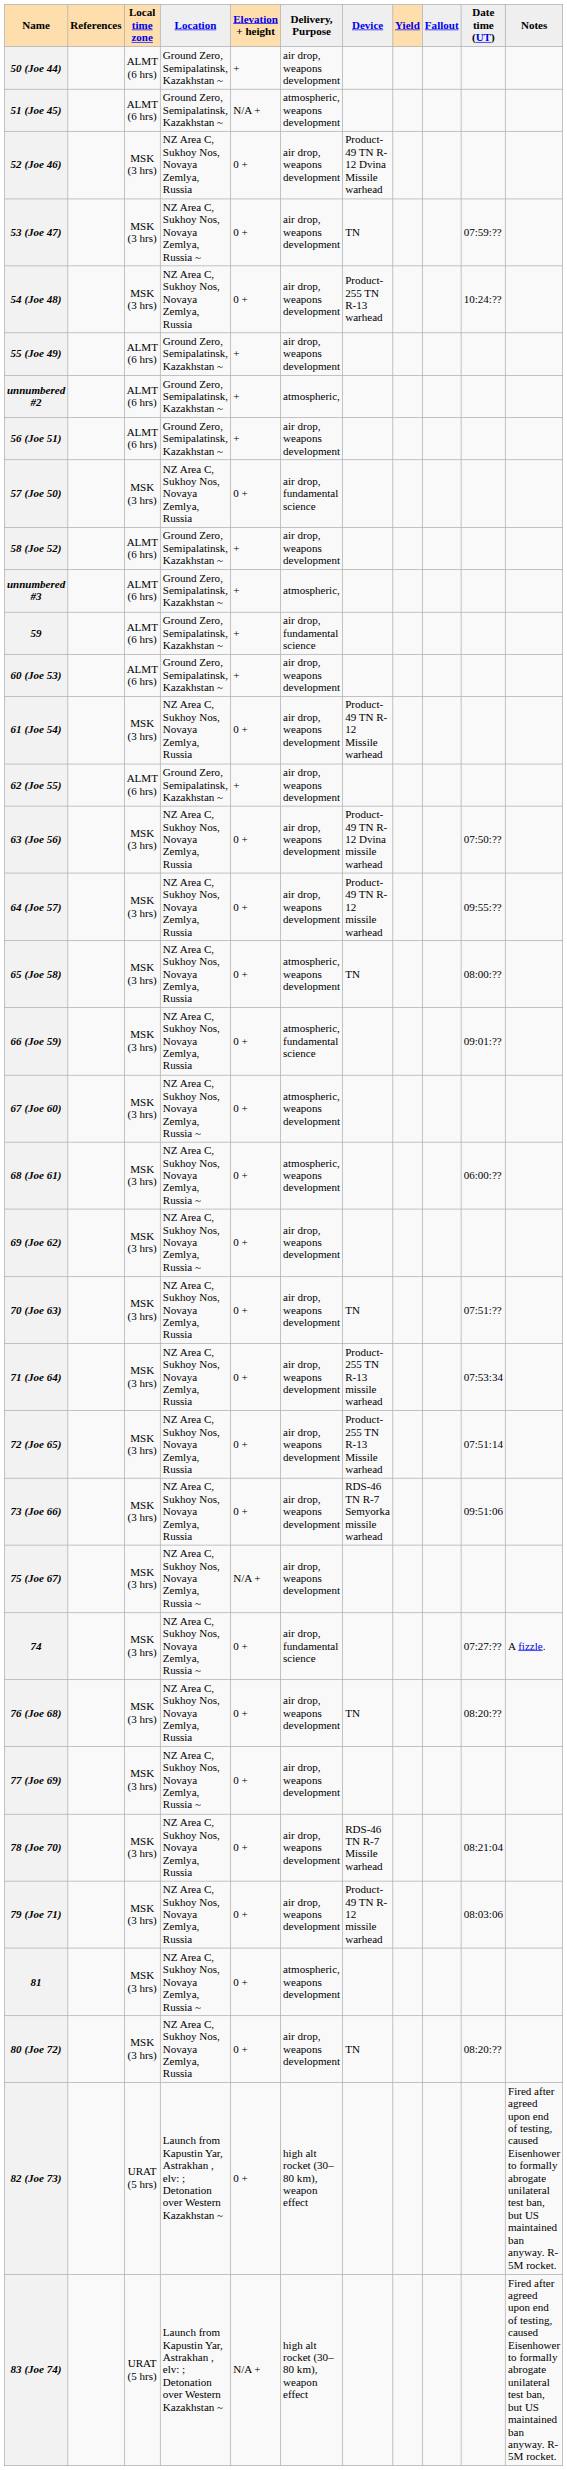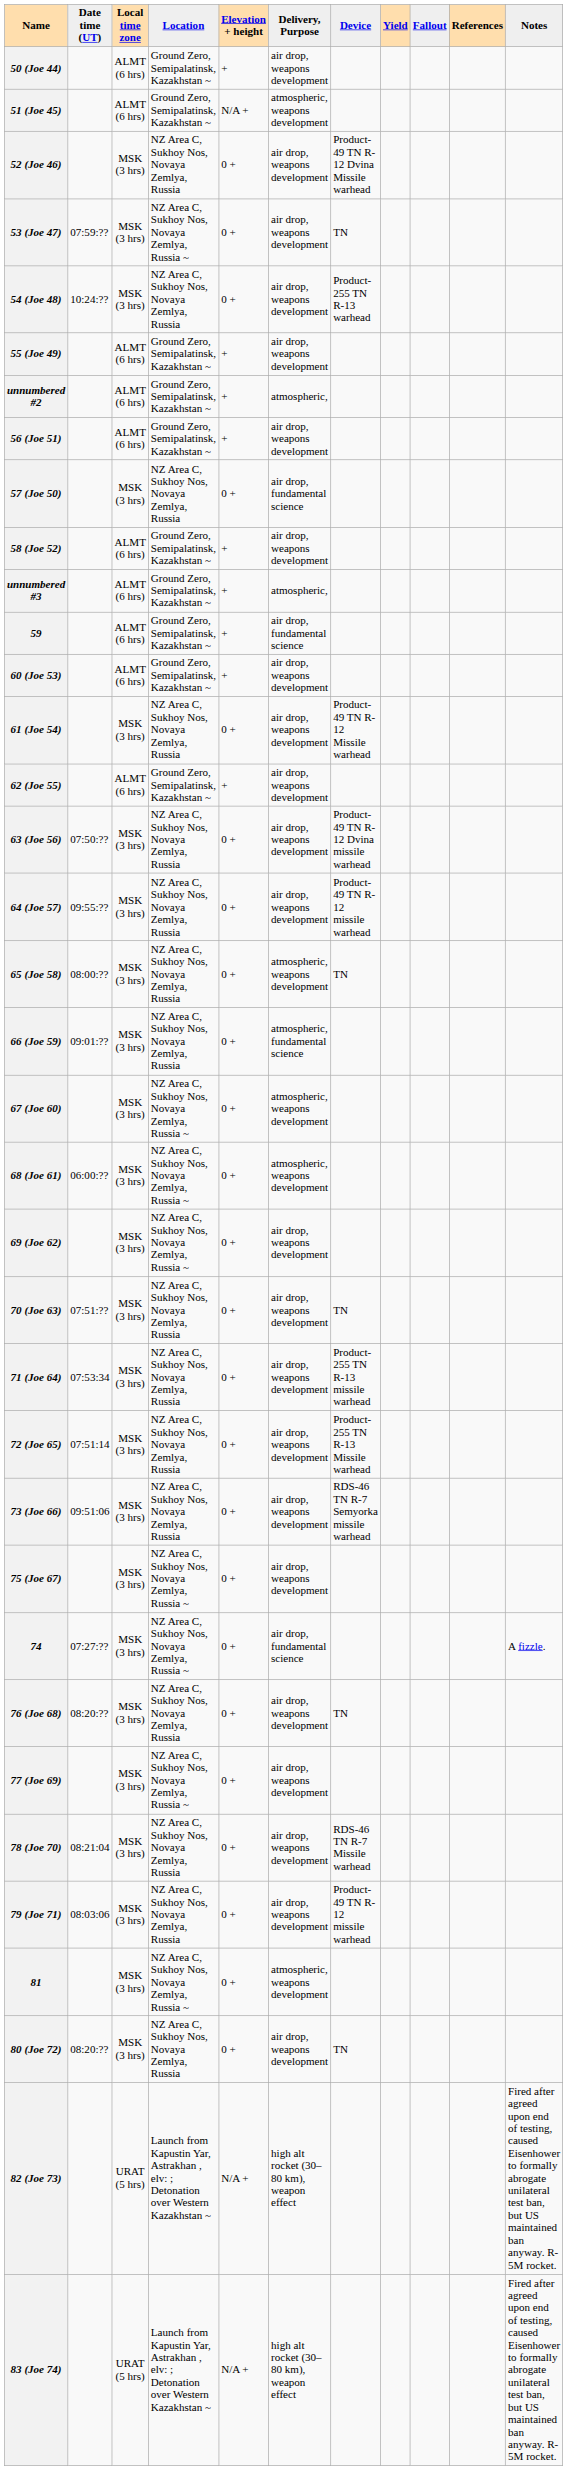columns swapped: (483, 25) <-> (96, 25)
(247, 1578) N/A + -> (228, 1578) 0 +
(240, 2178) 0 + -> (235, 2178) N/A +
